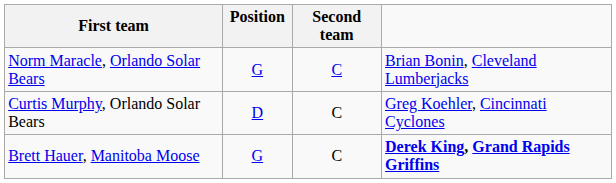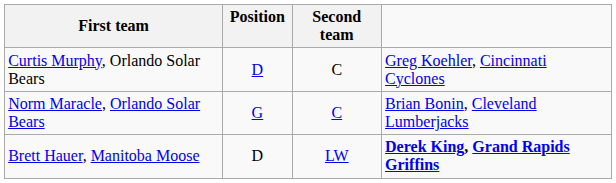rows swapped: (104, 69) <-> (104, 112)
(257, 156) G -> (257, 156) D
(337, 156) C -> (337, 156) LW
